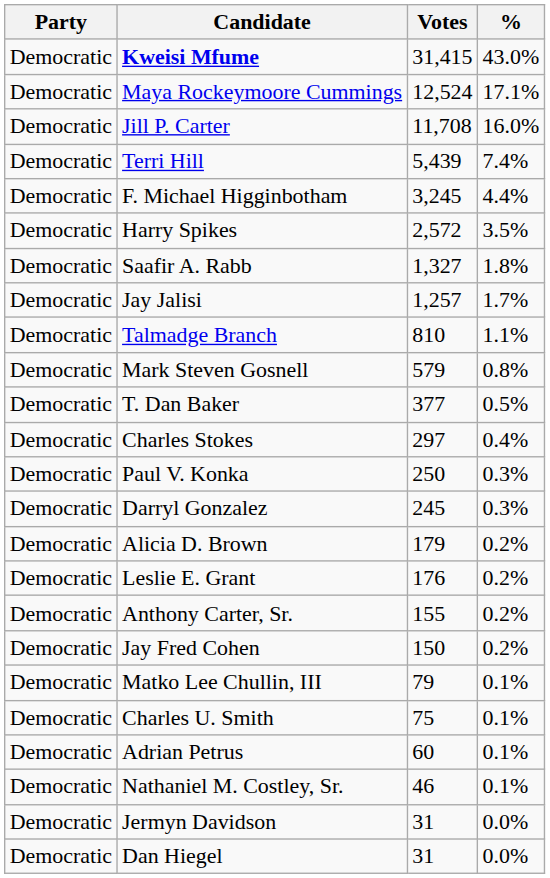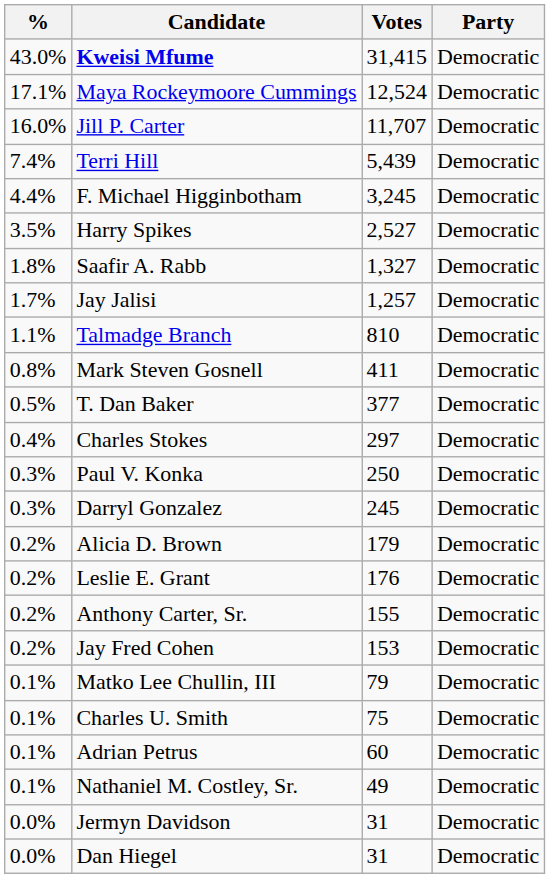columns swapped: (61, 21) <-> (511, 21)
(442, 126) 11,708 -> (396, 126) 11,707
(437, 230) 2,572 -> (391, 230) 2,527
(429, 369) 579 -> (383, 369) 411
(429, 647) 150 -> (383, 647) 153
(423, 786) 46 -> (378, 786) 49
